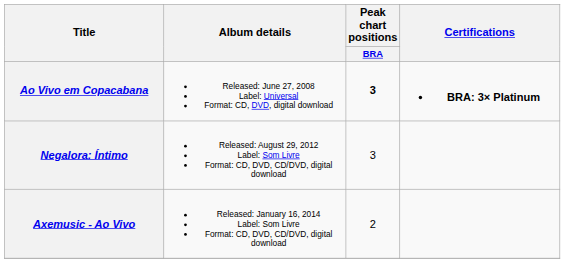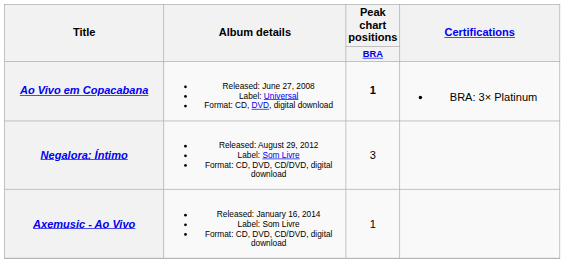(373, 91) 3 -> (373, 91) 1
(480, 97) bold -> (480, 97) normal
(373, 224) 2 -> (373, 224) 1
